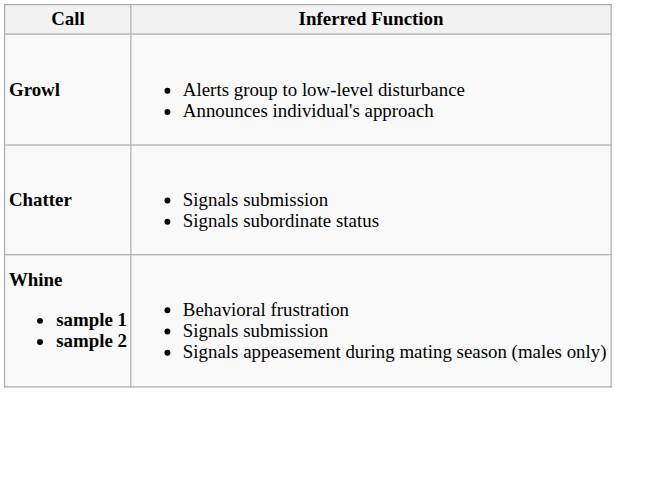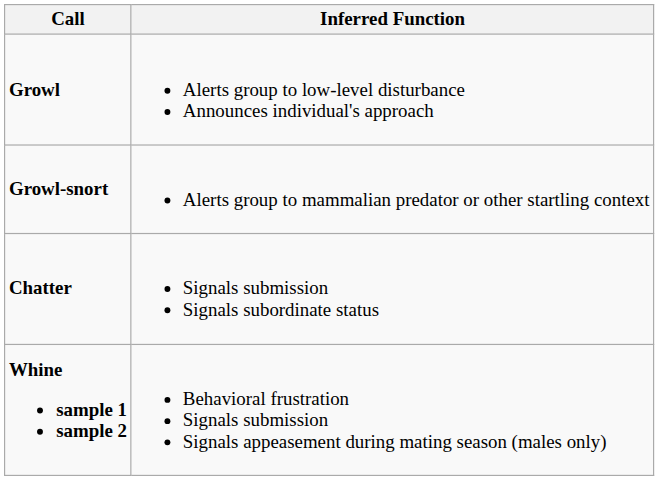+ row: (59, 189)
